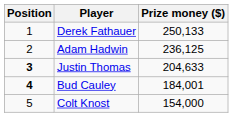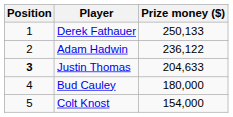(183, 49) 236,125 -> (183, 49) 236,122
(29, 85) bold -> (29, 85) normal
(183, 85) 184,001 -> (183, 85) 180,000
